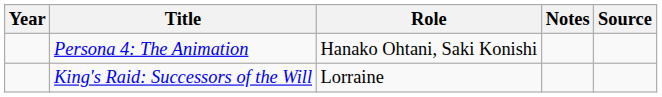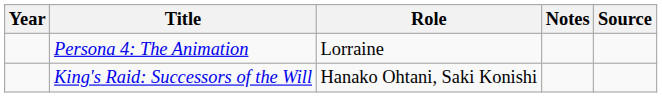(429, 48) Hanako Ohtani, Saki Konishi -> (352, 48) Lorraine
(352, 77) Lorraine -> (429, 77) Hanako Ohtani, Saki Konishi
